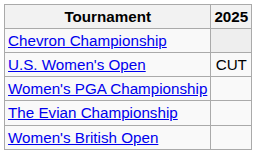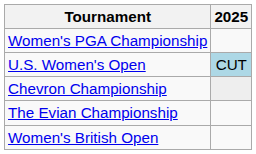rows swapped: (87, 41) <-> (108, 89)
(231, 65) no background -> (231, 65) lightblue background
